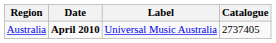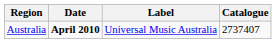(241, 30) 2737405 -> (241, 30) 2737407
